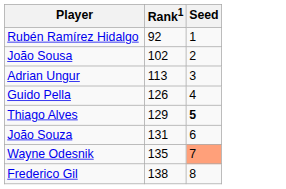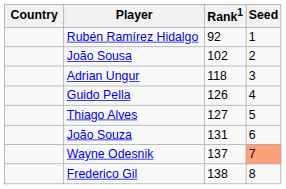+ column: (34, 15)
(157, 76) 113 -> (217, 76) 118
(158, 115) 129 -> (218, 115) 127
(193, 115) bold -> (252, 115) normal
(158, 154) 135 -> (218, 154) 137
